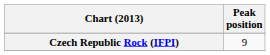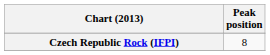(244, 42) 9 -> (244, 42) 8
